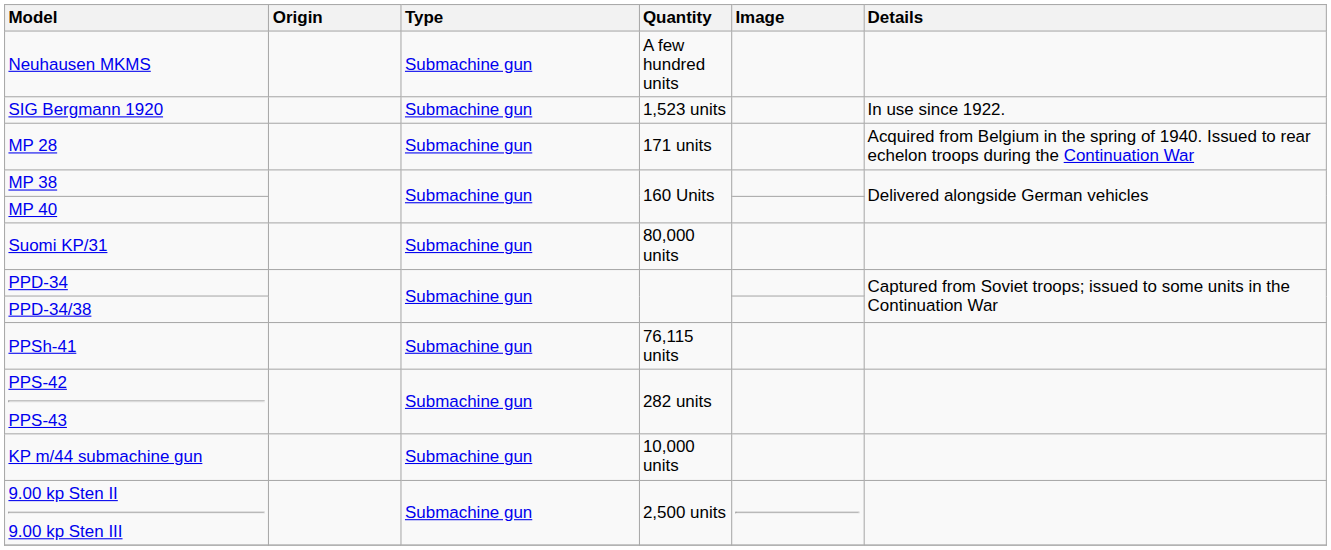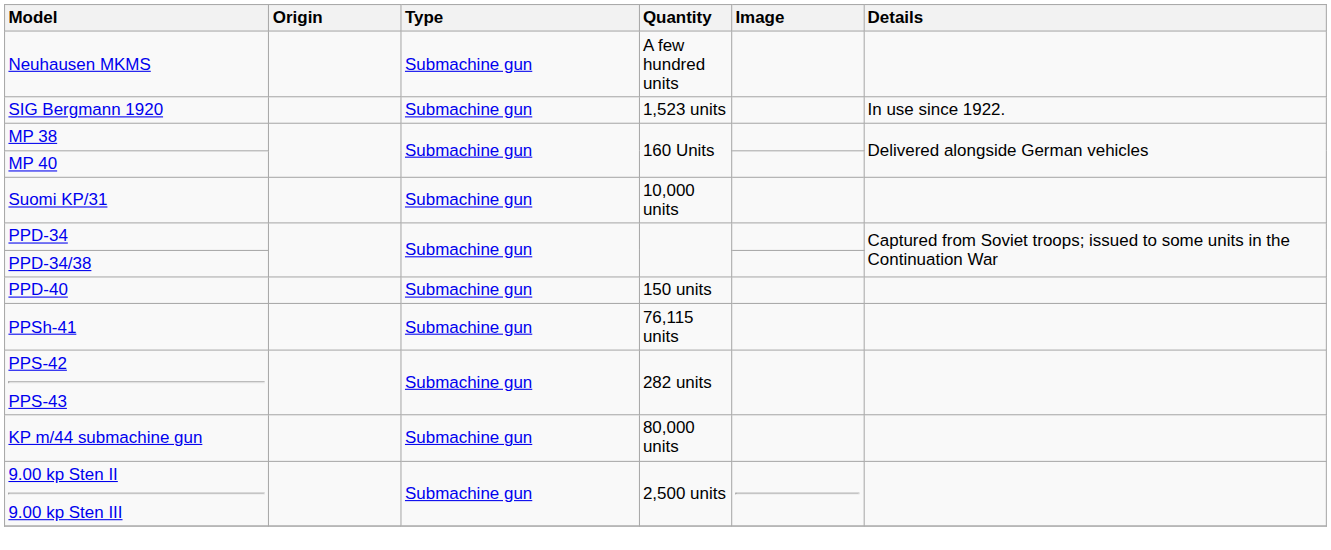- row: (33, 146)
(669, 246) 80,000 units -> (669, 200) 10,000 units
+ row: (38, 290)
(669, 456) 10,000 units -> (669, 437) 80,000 units
